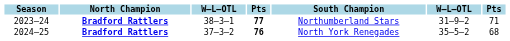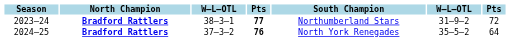(494, 21) 71 -> (494, 21) 72
(494, 33) 68 -> (494, 33) 64
